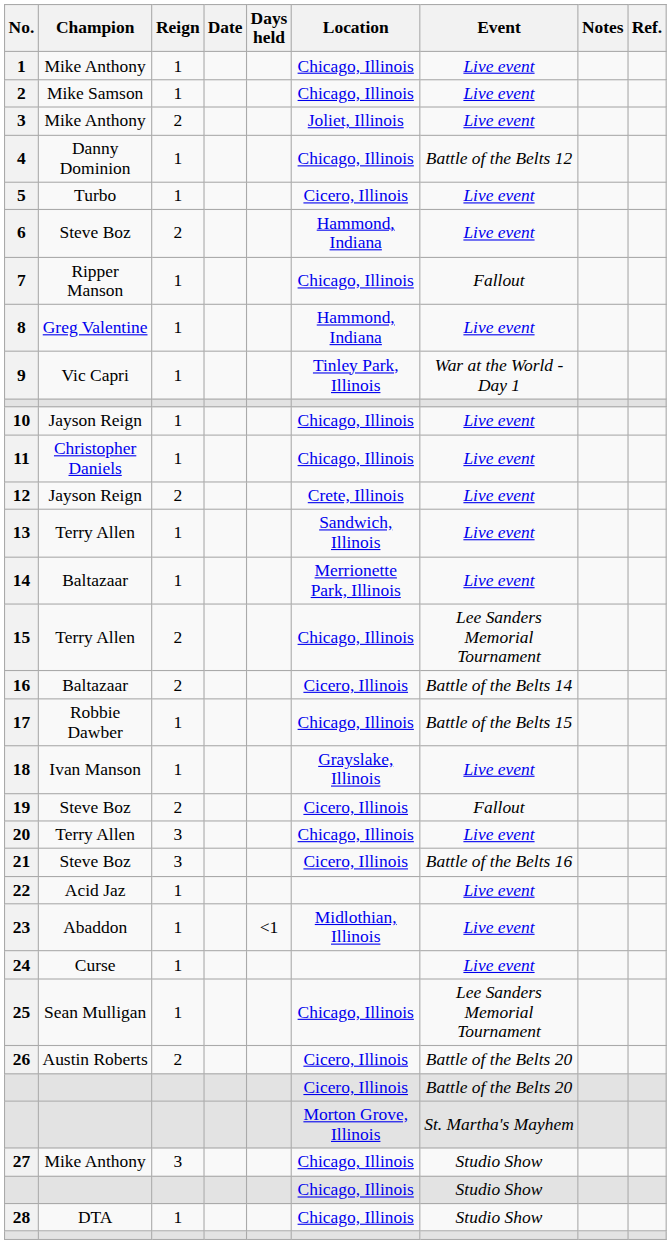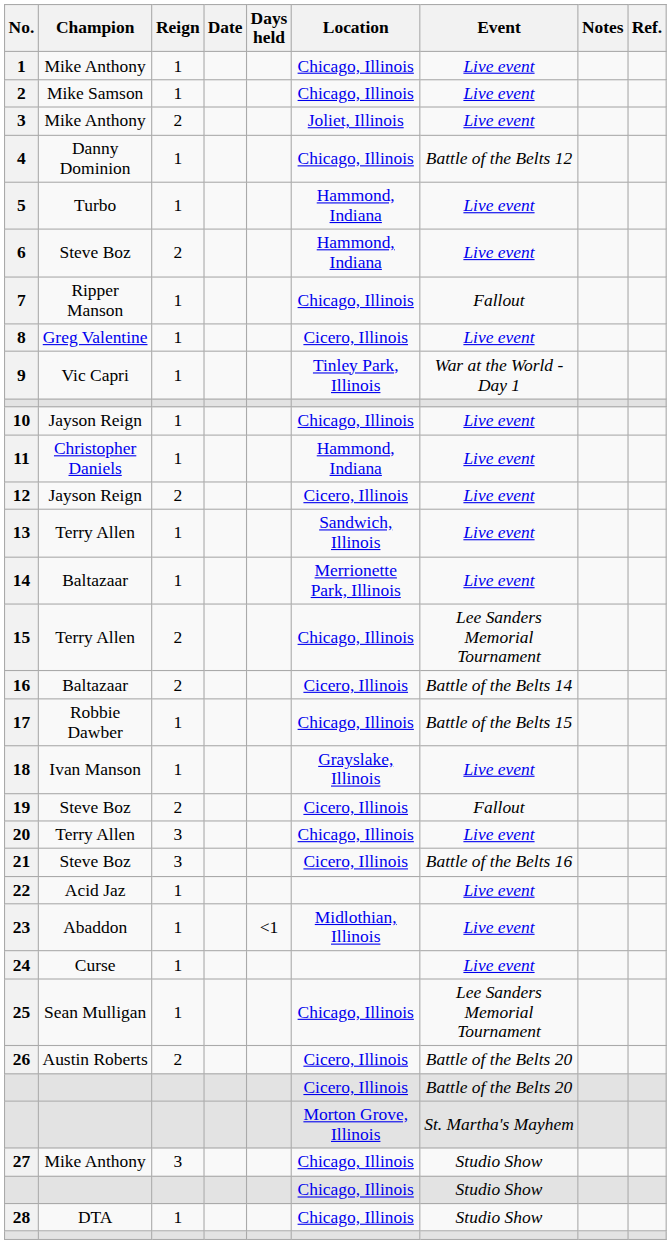(356, 195) Cicero, Illinois -> (356, 205) Hammond, Indiana
(356, 327) Hammond, Indiana -> (356, 337) Cicero, Illinois
(356, 458) Chicago, Illinois -> (356, 458) Hammond, Indiana
(356, 495) Crete, Illinois -> (356, 495) Cicero, Illinois
